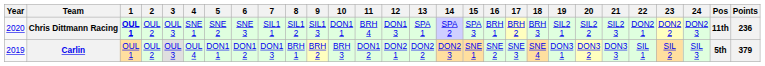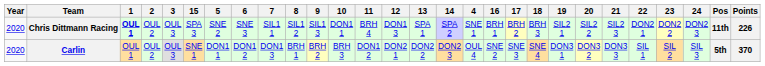columns swapped: (194, 10) <-> (474, 10)
(745, 28) 236 -> (745, 28) 226
(15, 50) 2019 -> (15, 50) 2020
(745, 50) 379 -> (745, 50) 370
